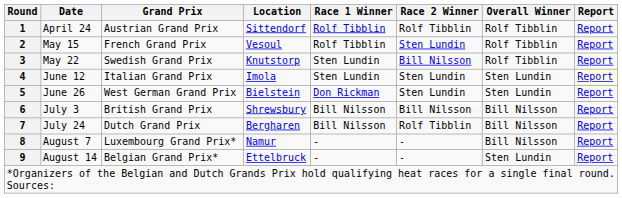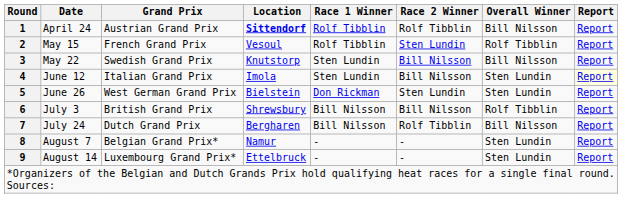(276, 29) normal -> (276, 29) bold
(521, 29) Rolf Tibblin -> (521, 29) Bill Nilsson
(521, 61) Rolf Tibblin -> (521, 61) Bill Nilsson
(432, 77) Sten Lundin -> (435, 77) Bill Nilsson
(521, 110) Bill Nilsson -> (521, 110) Rolf Tibblin
(170, 142) Luxembourg Grand Prix* -> (161, 142) Belgian Grand Prix*
(521, 142) Bill Nilsson -> (518, 142) Sten Lundin
(161, 158) Belgian Grand Prix* -> (170, 158) Luxembourg Grand Prix*
